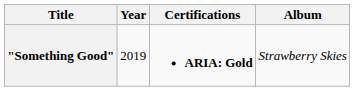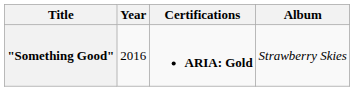(133, 55) 2019 -> (133, 55) 2016
